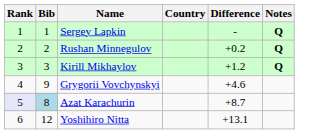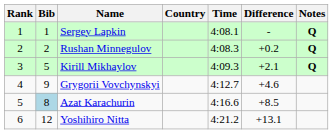+ column: (225, 13)
(47, 66) 3 -> (47, 66) 5
(235, 66) +1.2 -> (269, 66) +2.1
(20, 102) lavender background -> (20, 102) no background
(235, 102) +8.7 -> (269, 102) +8.5
